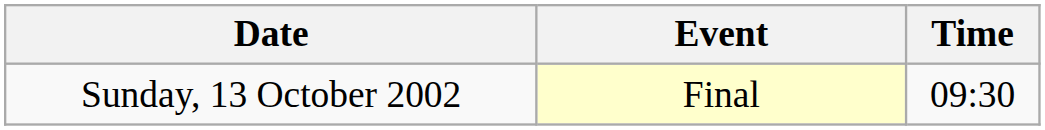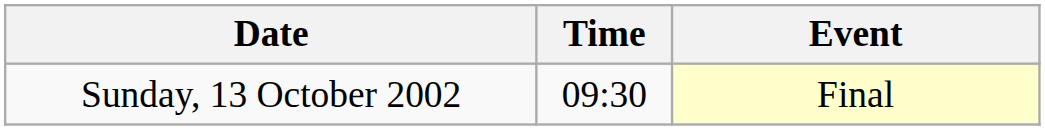columns swapped: (973, 34) <-> (721, 34)
